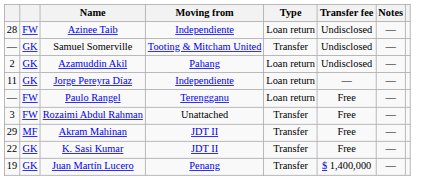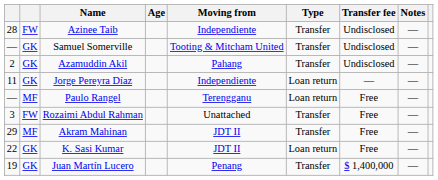+ column: (156, 12)
(291, 29) Loan return -> (313, 29) Transfer
(291, 64) Loan return -> (313, 64) Transfer
(30, 98) FW -> (30, 98) MF
(291, 149) Transfer -> (313, 149) Loan return
